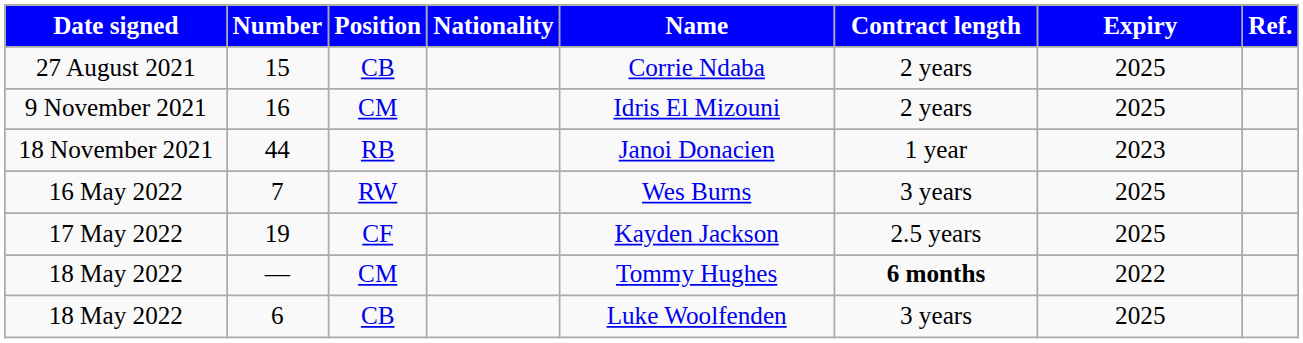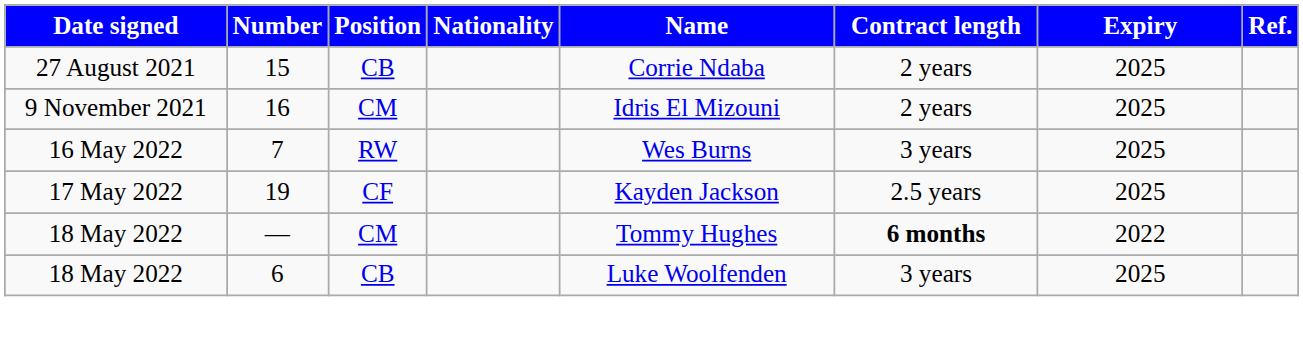- row: (277, 150)
